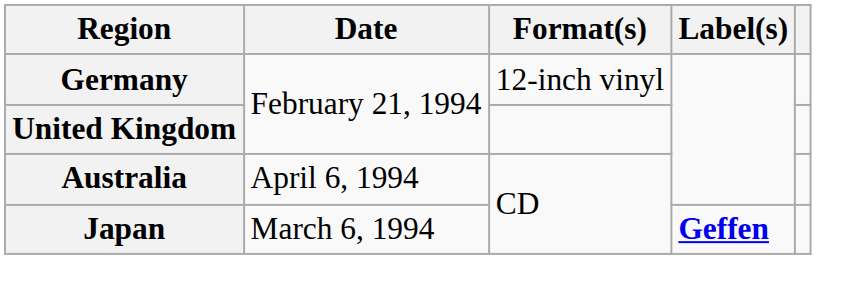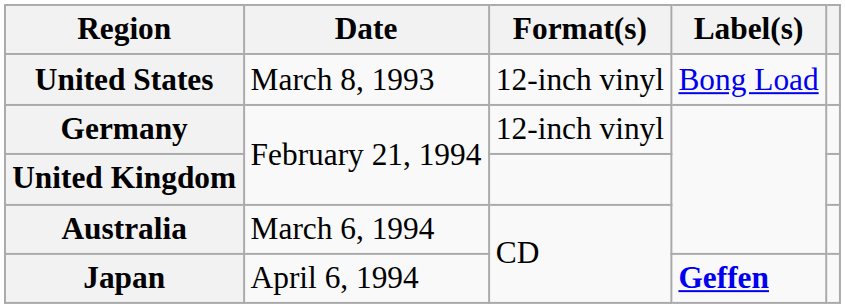+ row: (124, 79)
(335, 178) April 6, 1994 -> (342, 228) March 6, 1994
(342, 228) March 6, 1994 -> (335, 278) April 6, 1994
